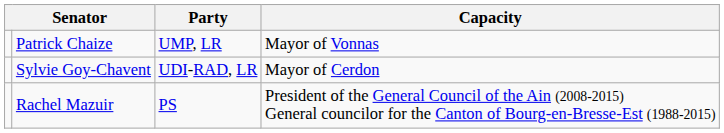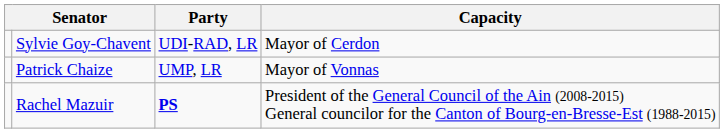rows swapped: (83, 69) <-> (64, 43)
(168, 105) normal -> (168, 105) bold
